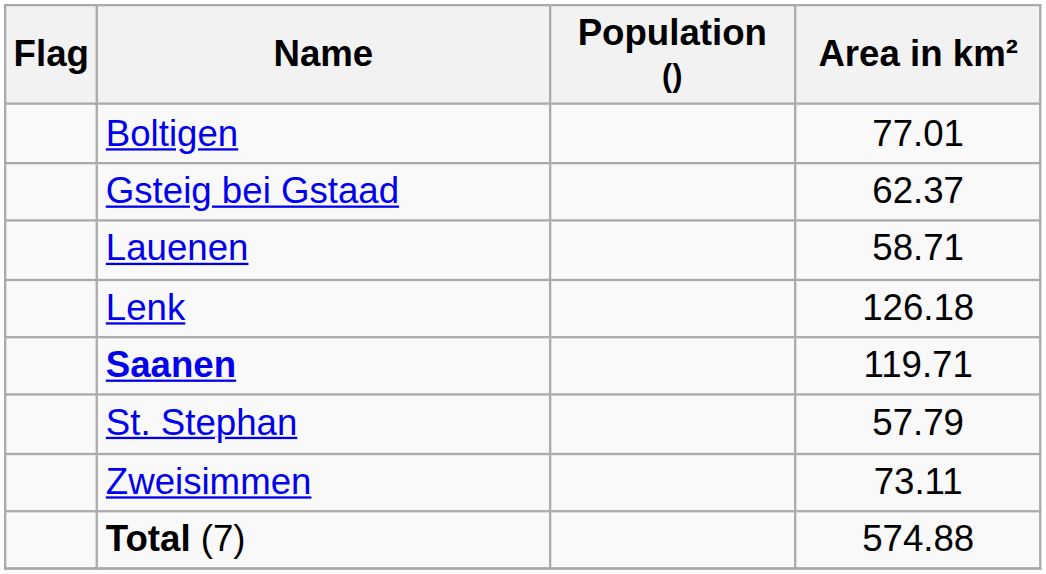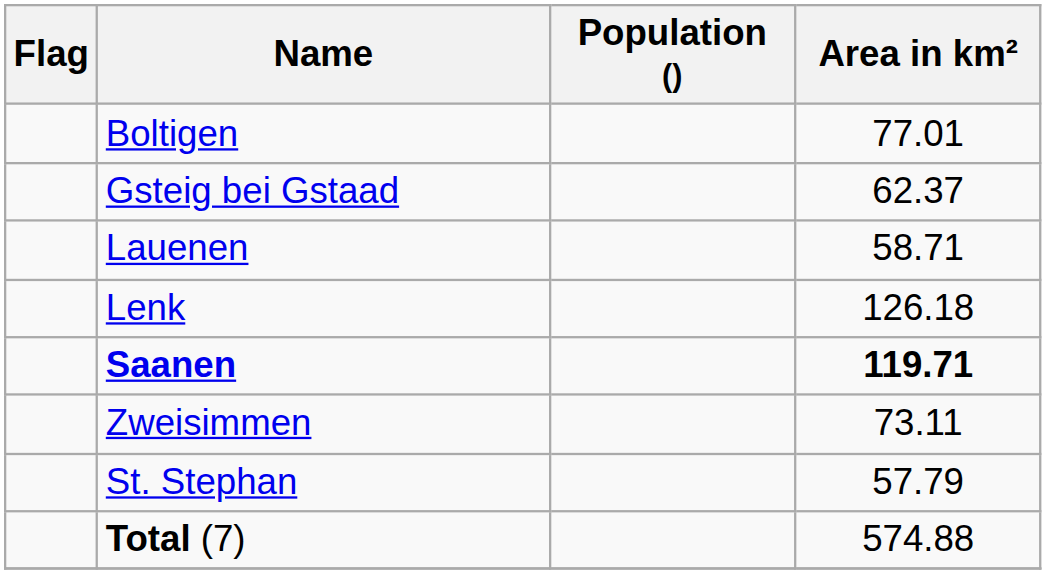(918, 365) normal -> (918, 365) bold
rows swapped: (202, 423) <-> (209, 481)
